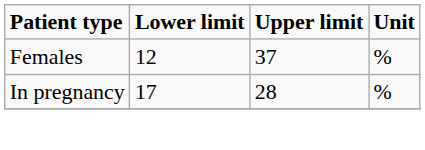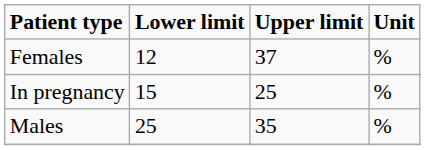(146, 91) 17 -> (146, 91) 15
(266, 91) 28 -> (266, 91) 25
+ row: (37, 126)
